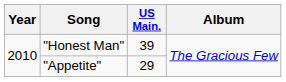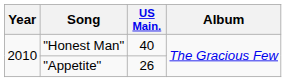(147, 45) 39 -> (147, 45) 40
(147, 66) 29 -> (147, 66) 26
